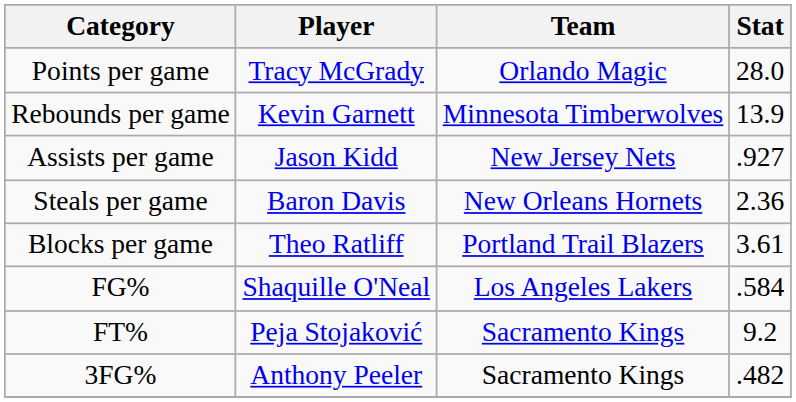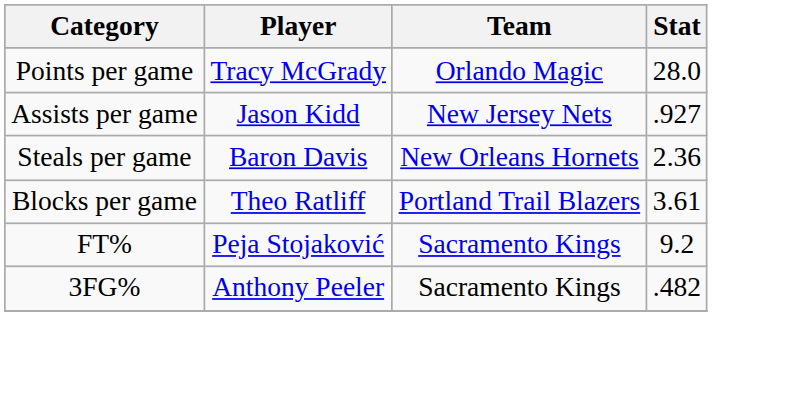- row: (120, 113)
- row: (120, 288)
